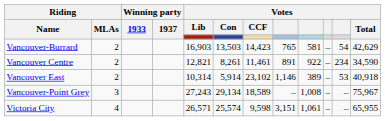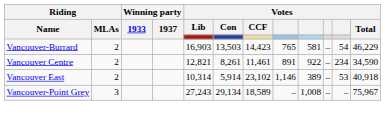(365, 46) 42,629 -> (365, 46) 46,229
- row: (31, 107)
